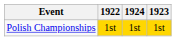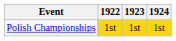columns swapped: (159, 12) <-> (135, 12)
